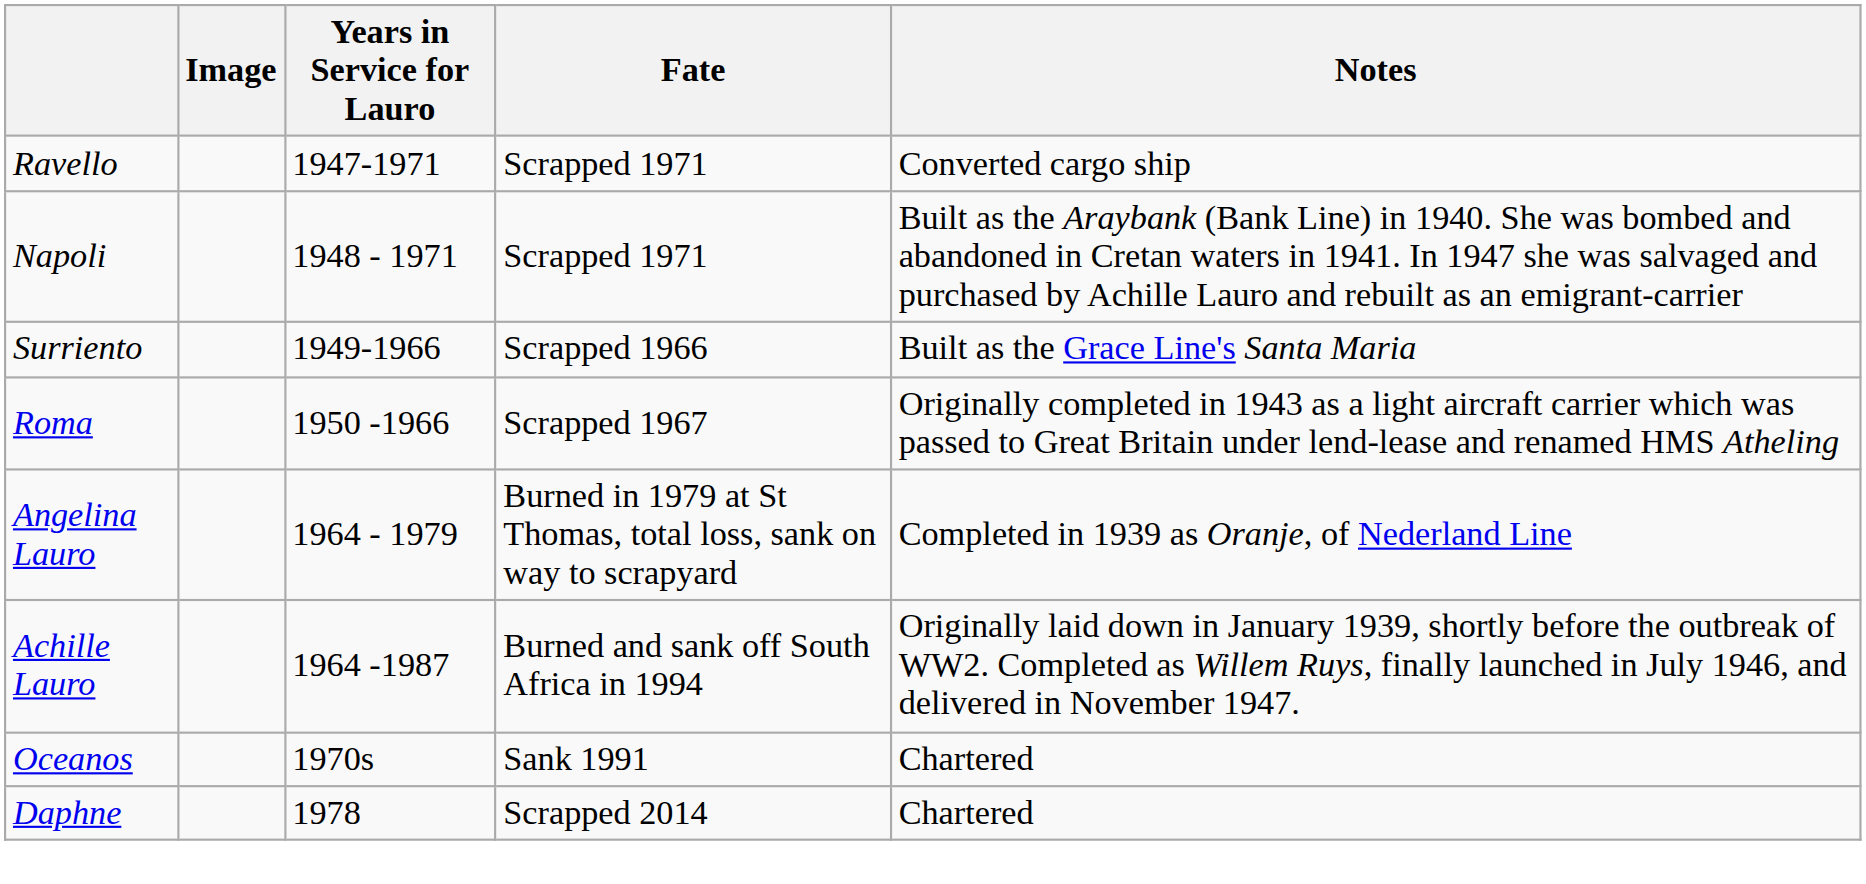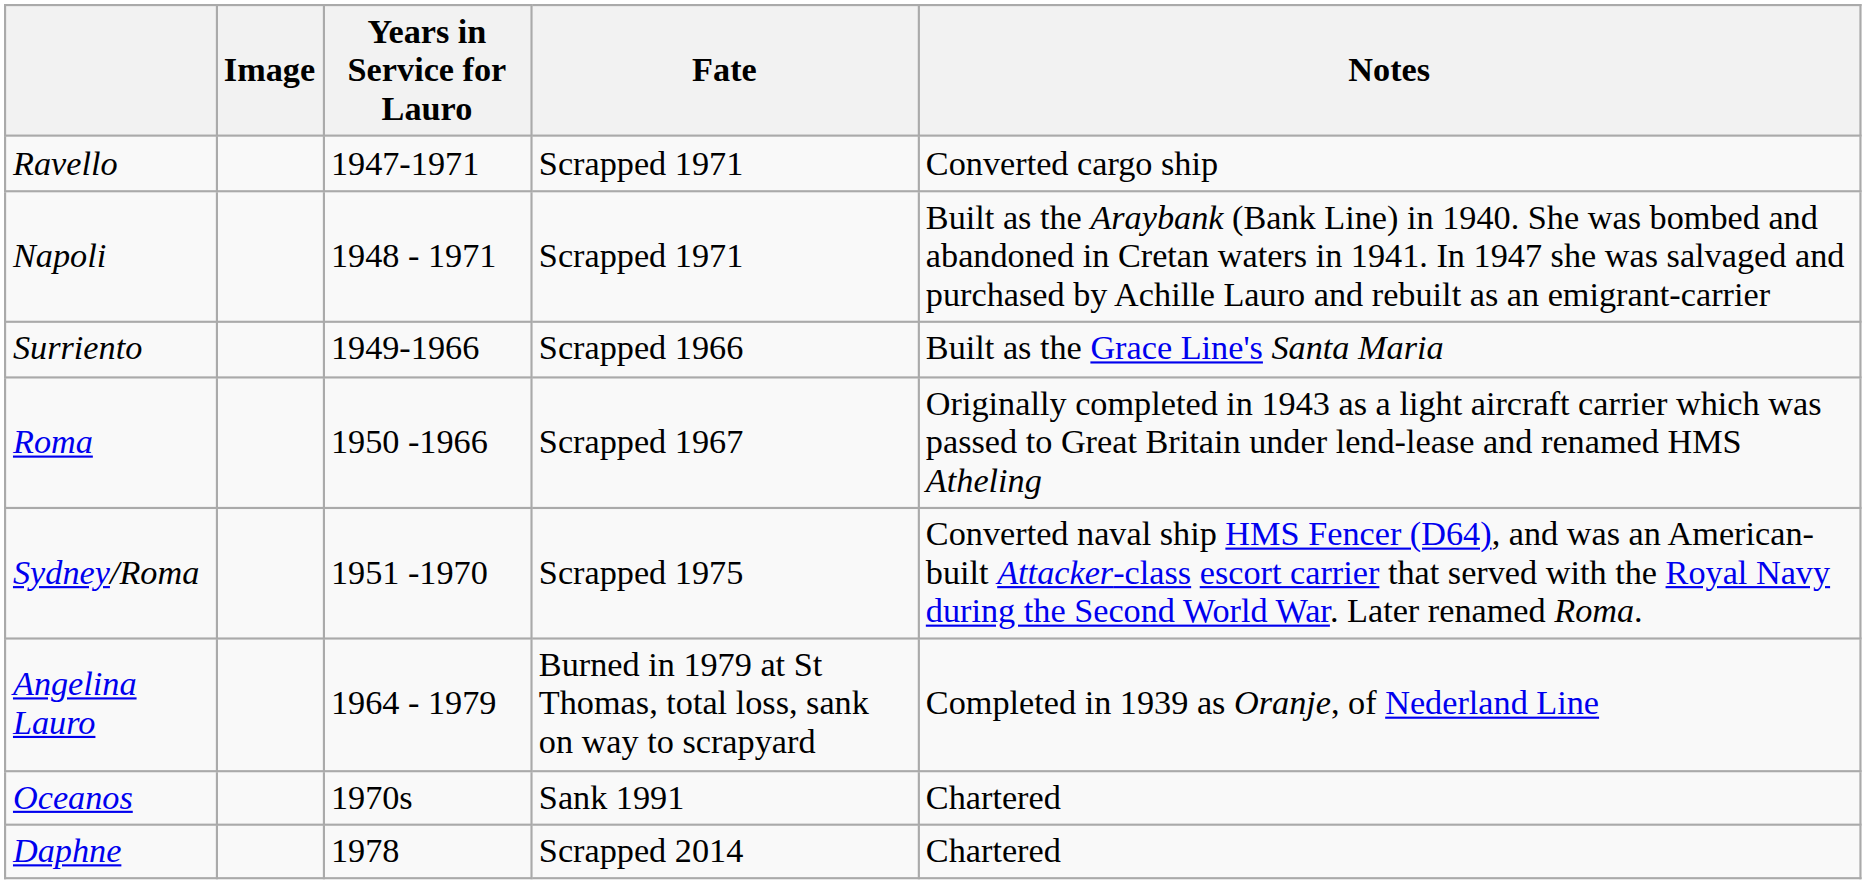+ row: (106, 572)
- row: (61, 665)
